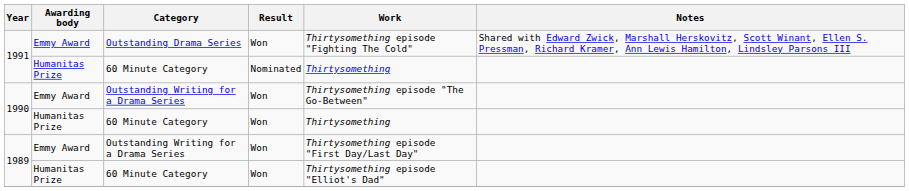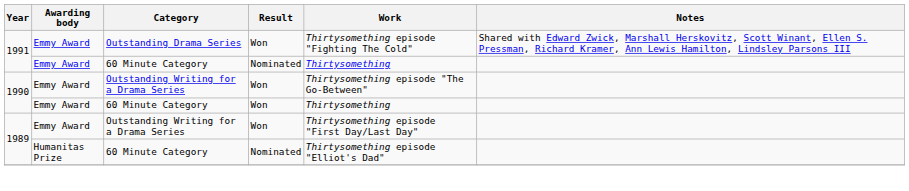(59, 69) Humanitas Prize -> (62, 64) Emmy Award
(59, 122) Humanitas Prize -> (62, 105) Emmy Award
(259, 174) Won -> (276, 152) Nominated
